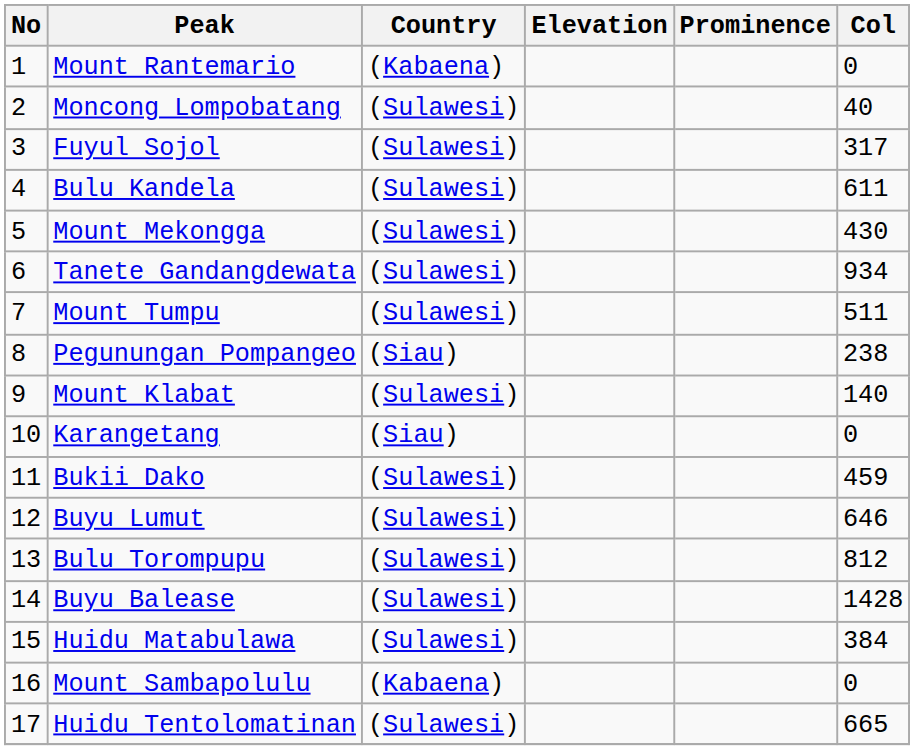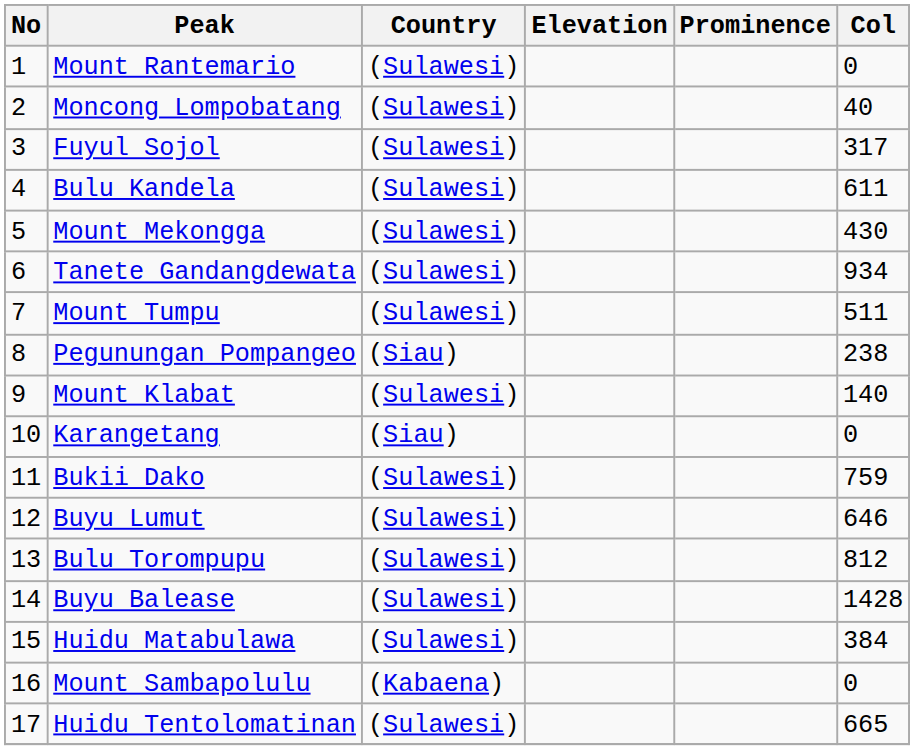(436, 67) (Kabaena) -> (444, 67) (Sulawesi)
(866, 478) 459 -> (866, 478) 759
